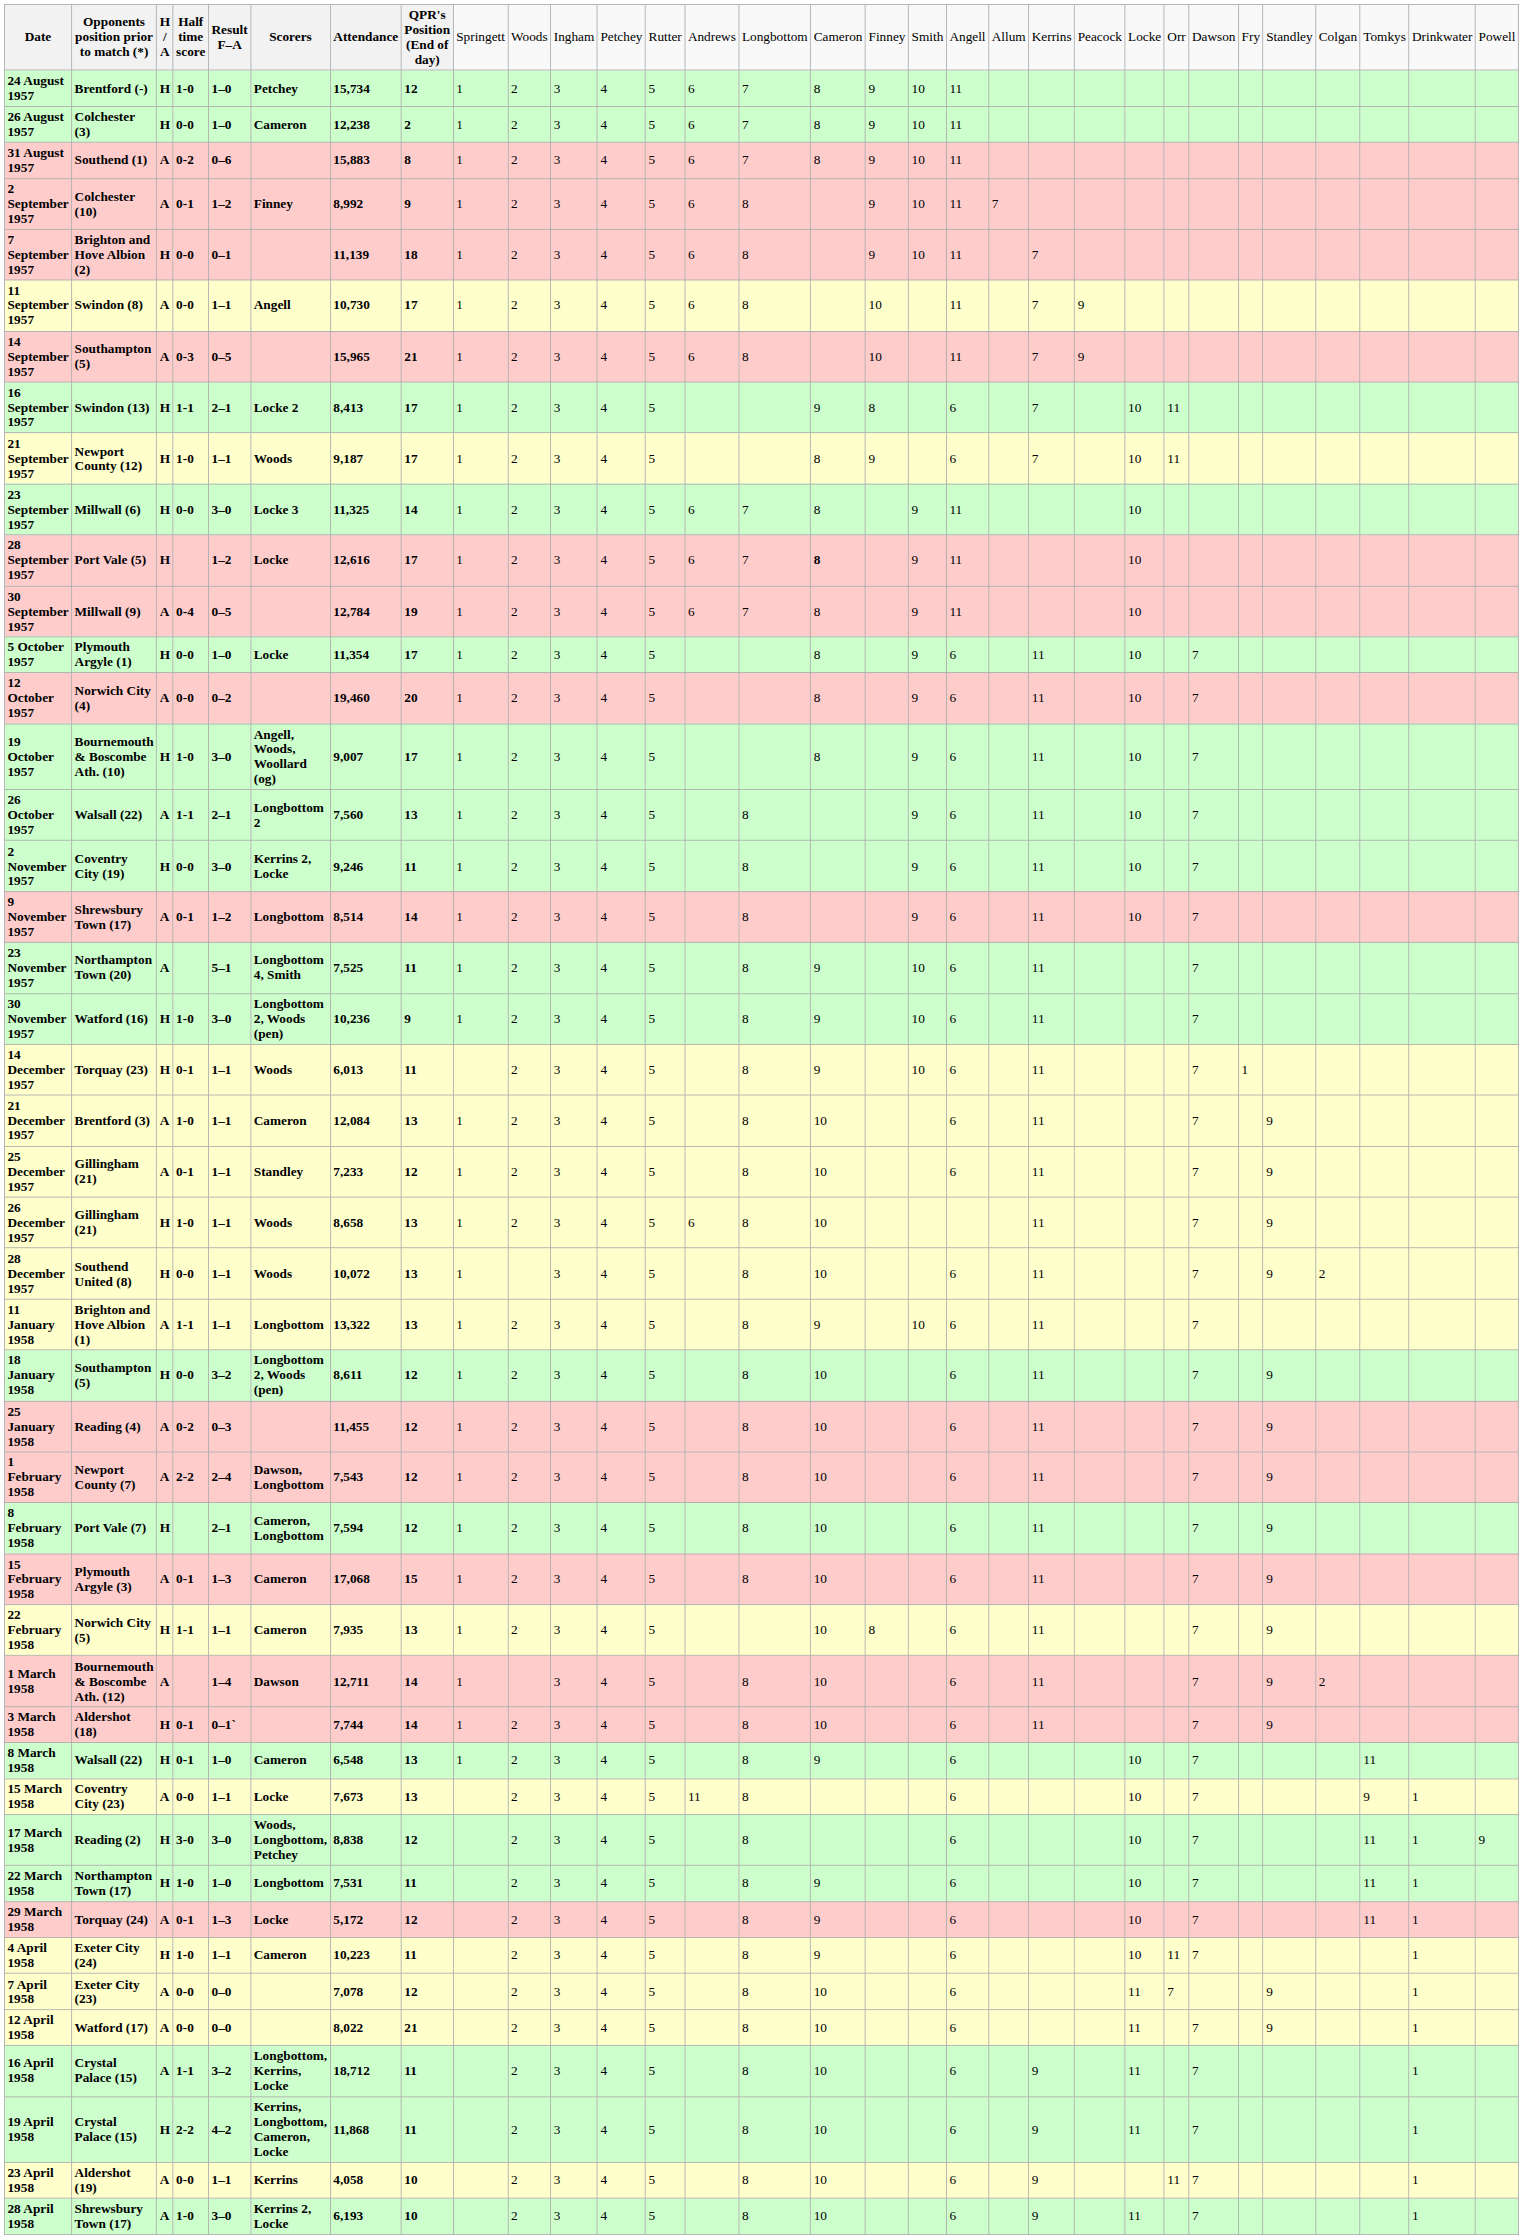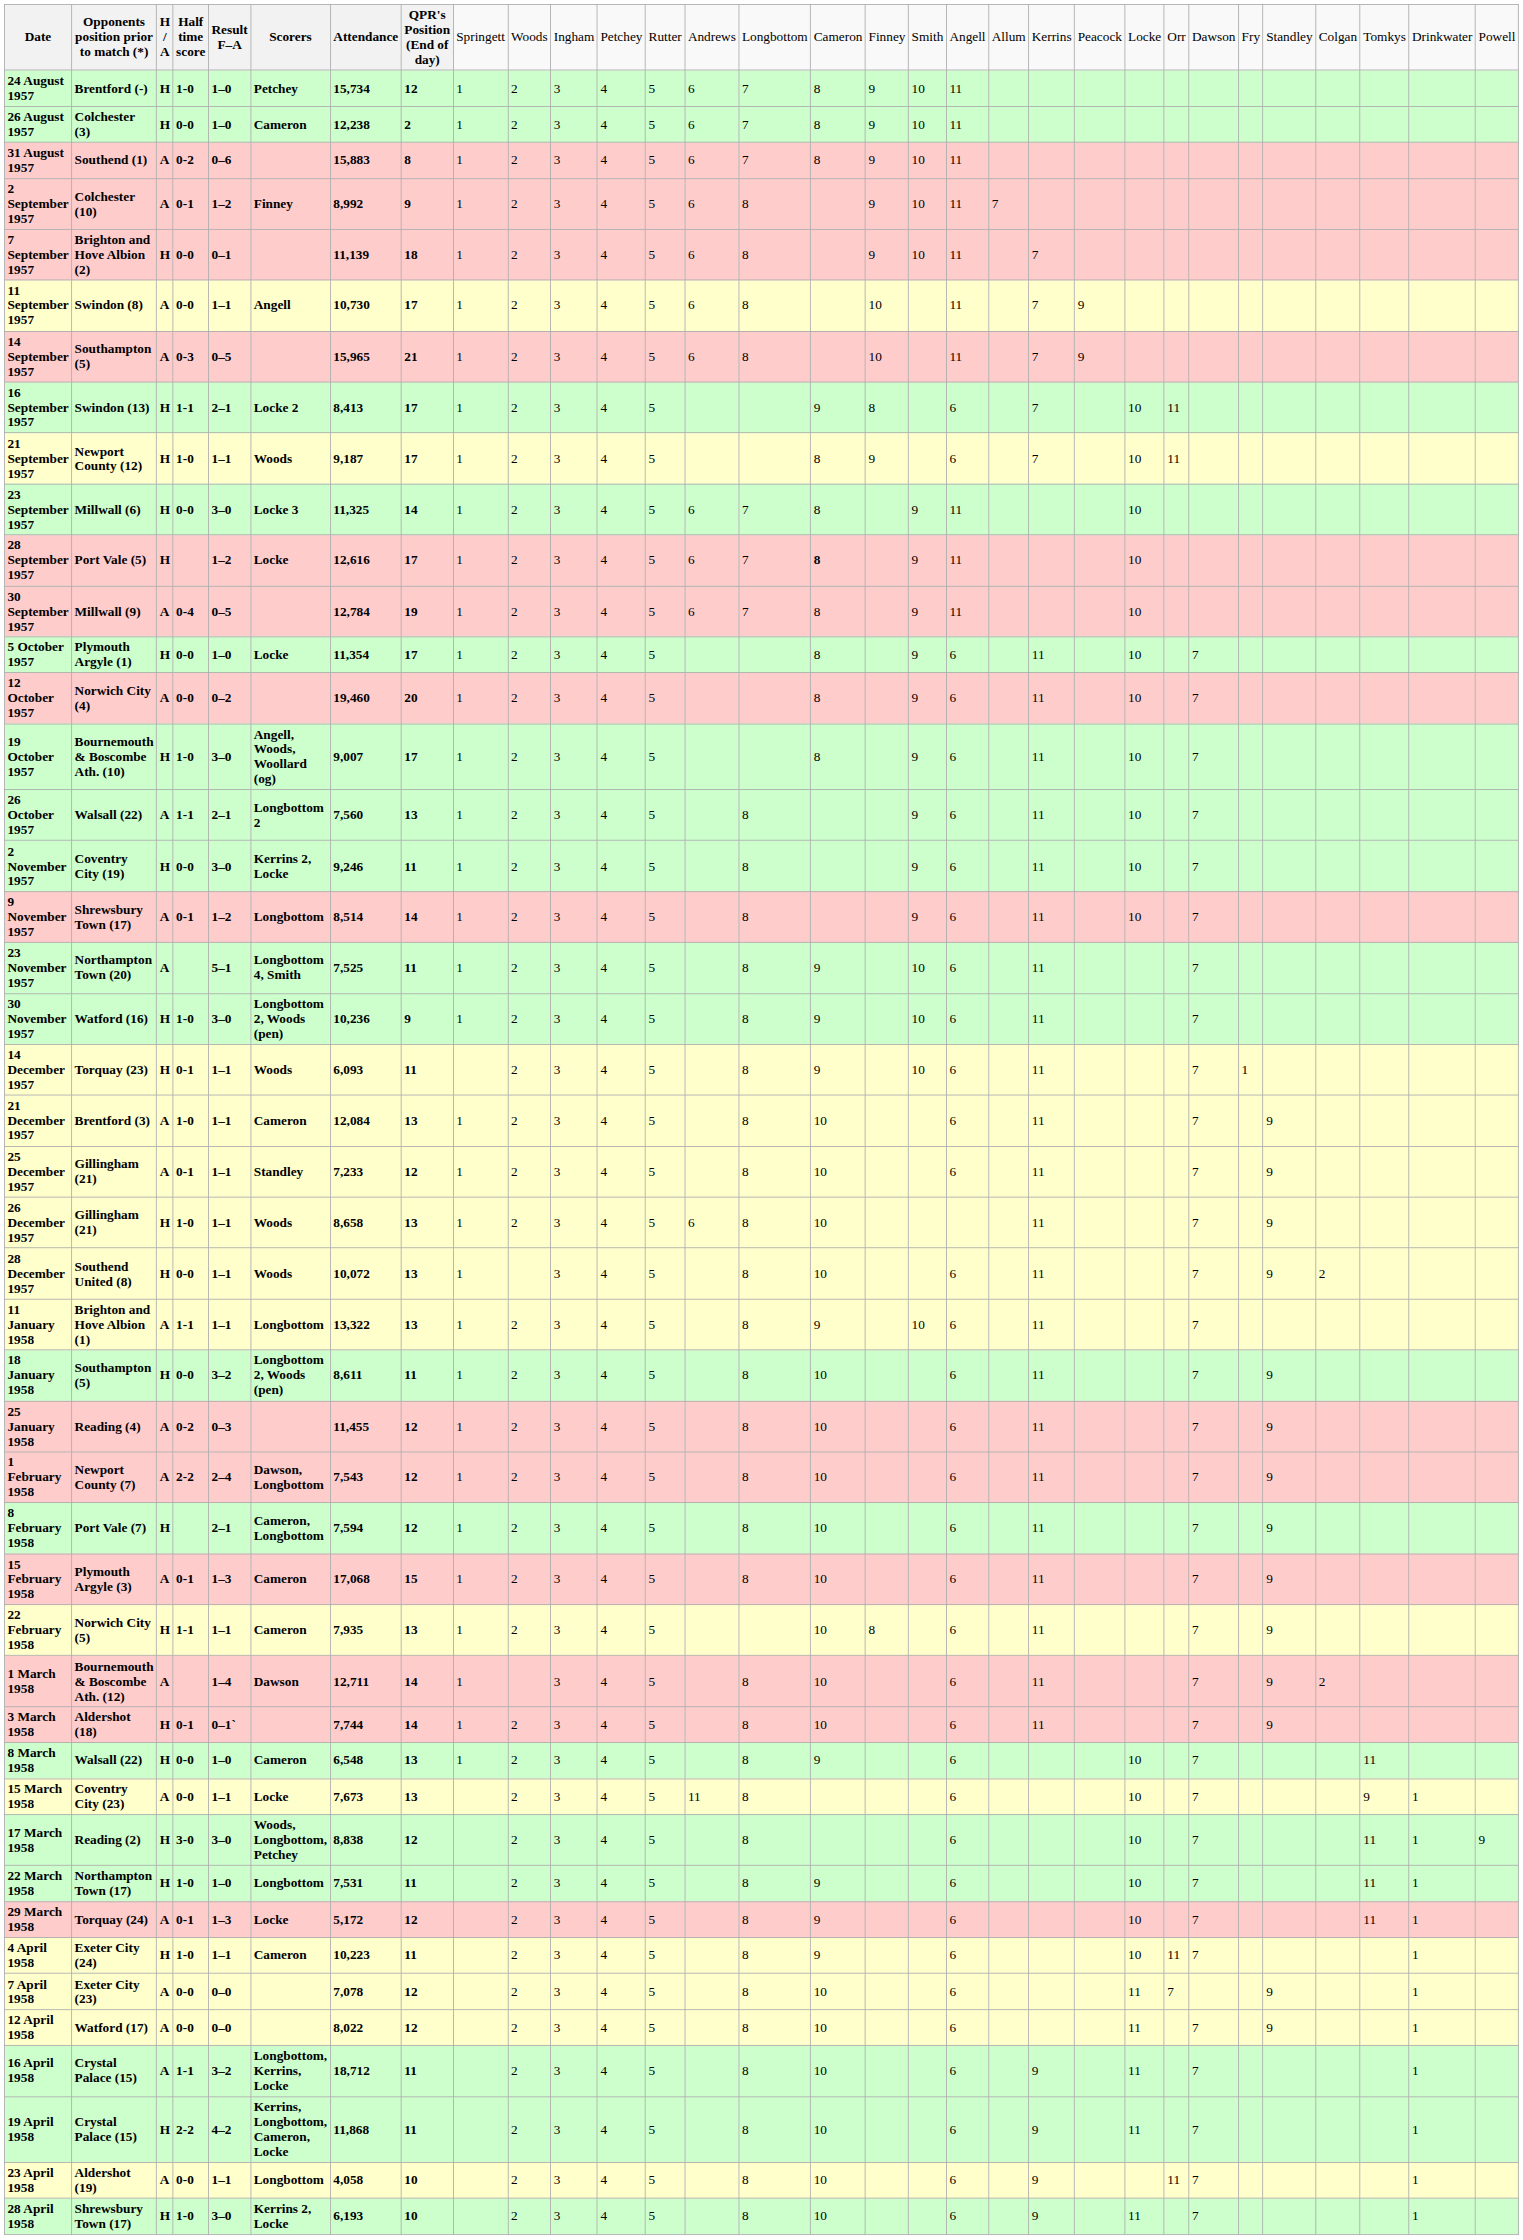(348, 1069) 6,013 -> (348, 1069) 6,093
(411, 1375) 12 -> (411, 1375) 11
(185, 1760) 0-1 -> (185, 1760) 0-0
(411, 2027) 21 -> (411, 2027) 12
(276, 2180) Kerrins -> (289, 2180) Longbottom
(164, 2216) A -> (165, 2216) H
